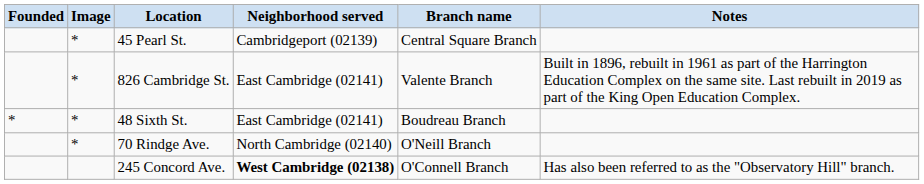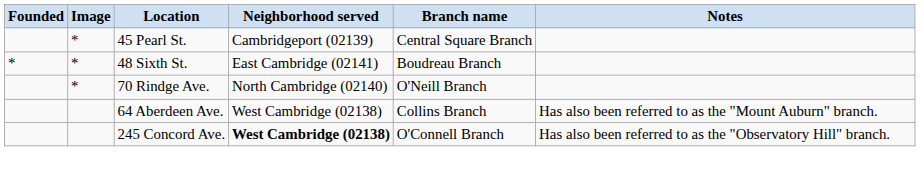- row: (174, 80)
+ row: (170, 110)
